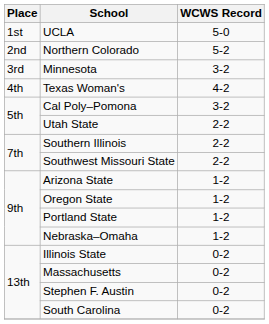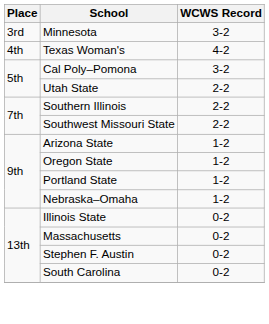- row: (59, 32)
- row: (91, 50)
